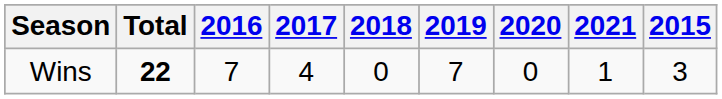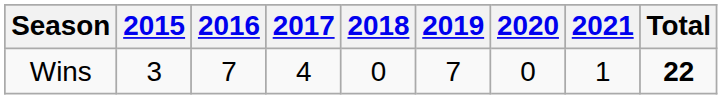columns swapped: (680, 26) <-> (155, 26)
